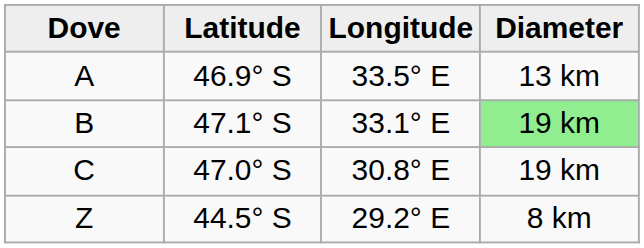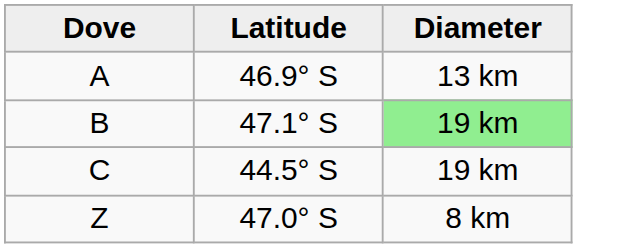- column: (401, 28)
(242, 170) 47.0° S -> (289, 170) 44.5° S
(242, 218) 44.5° S -> (289, 218) 47.0° S
